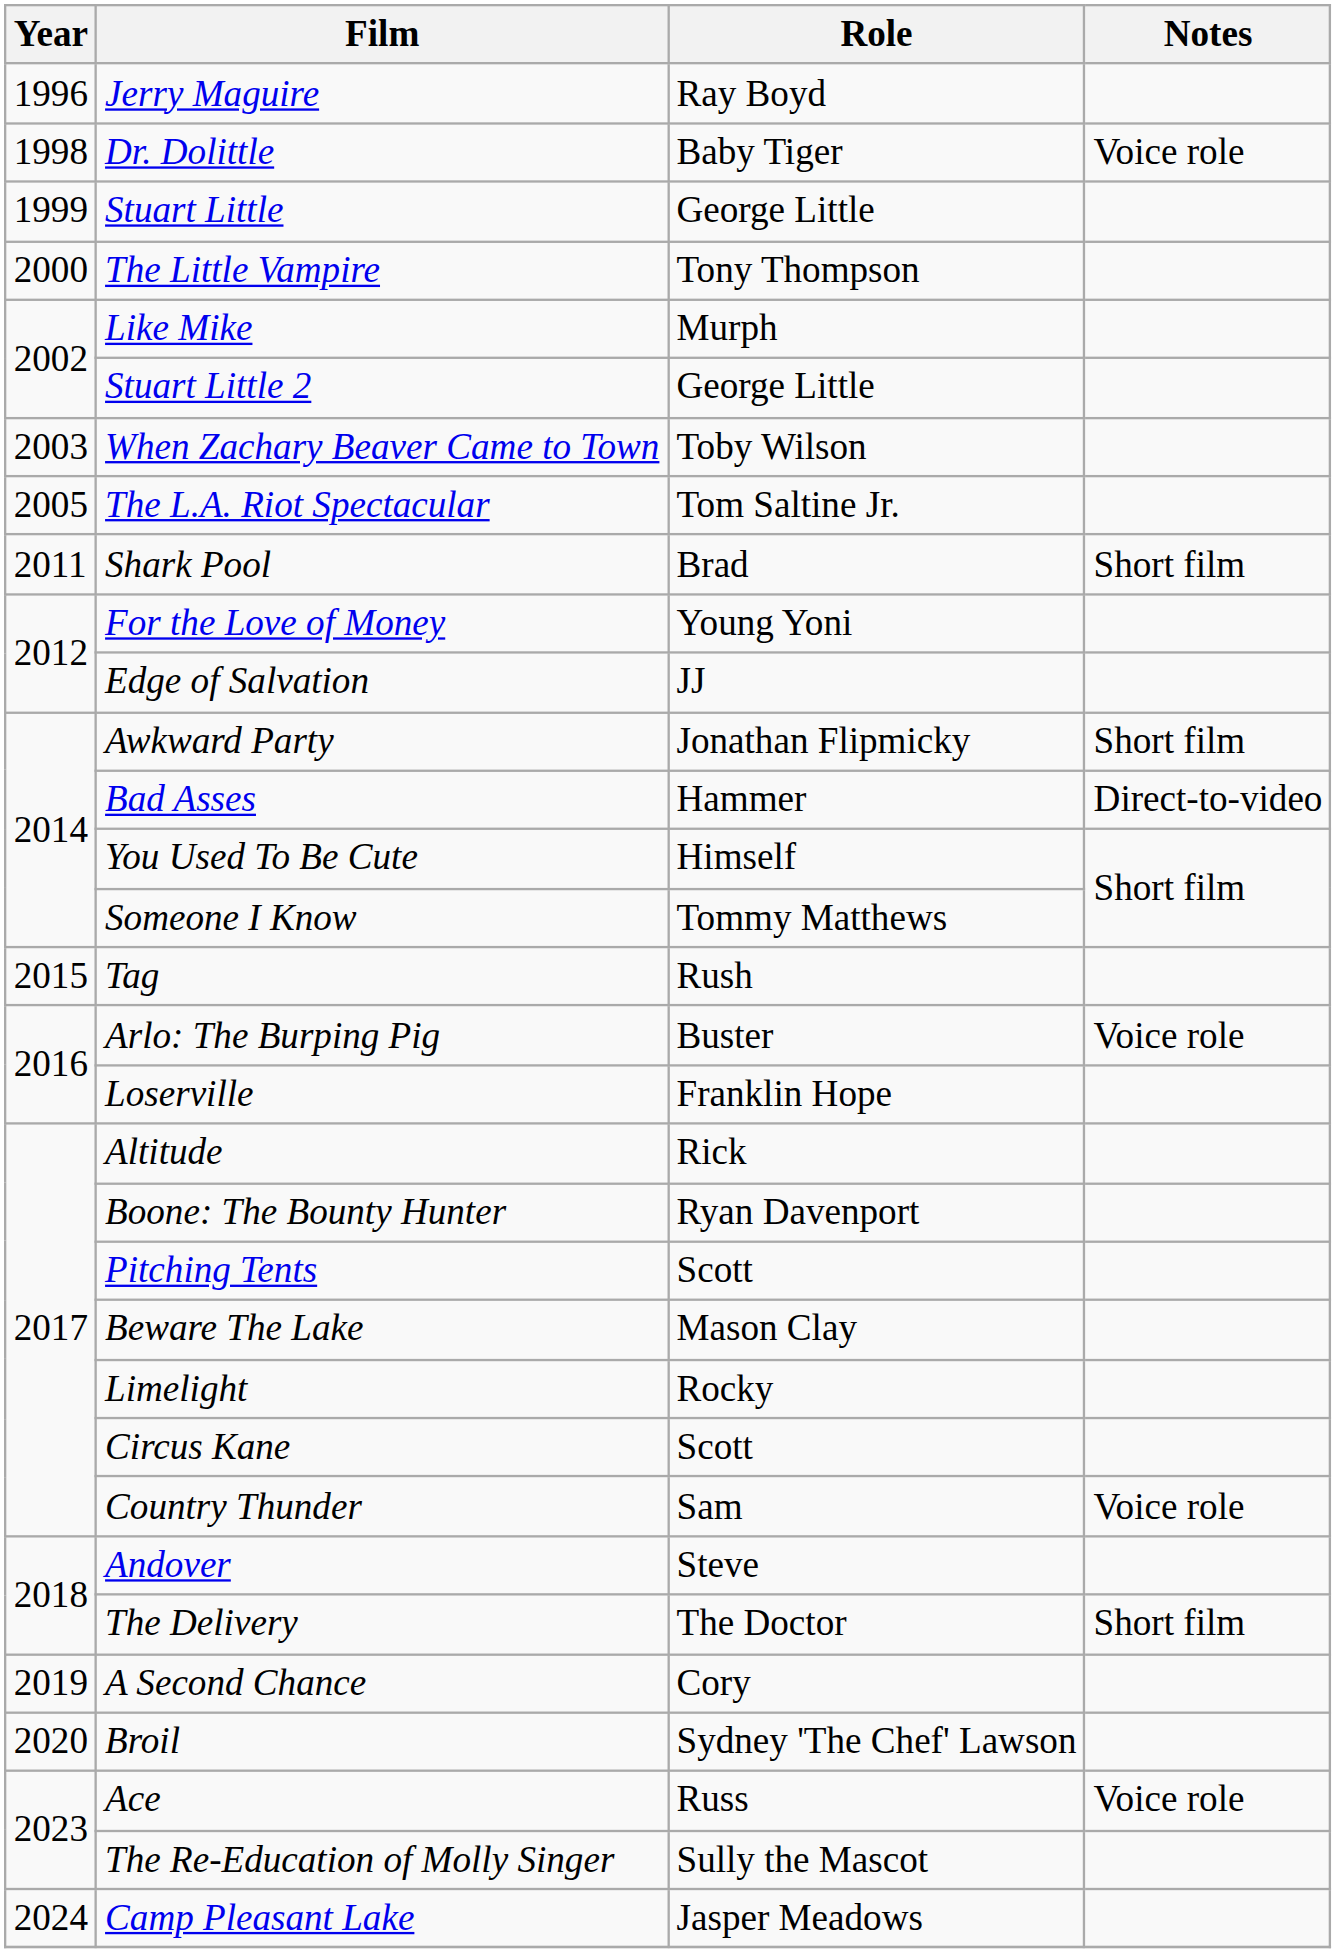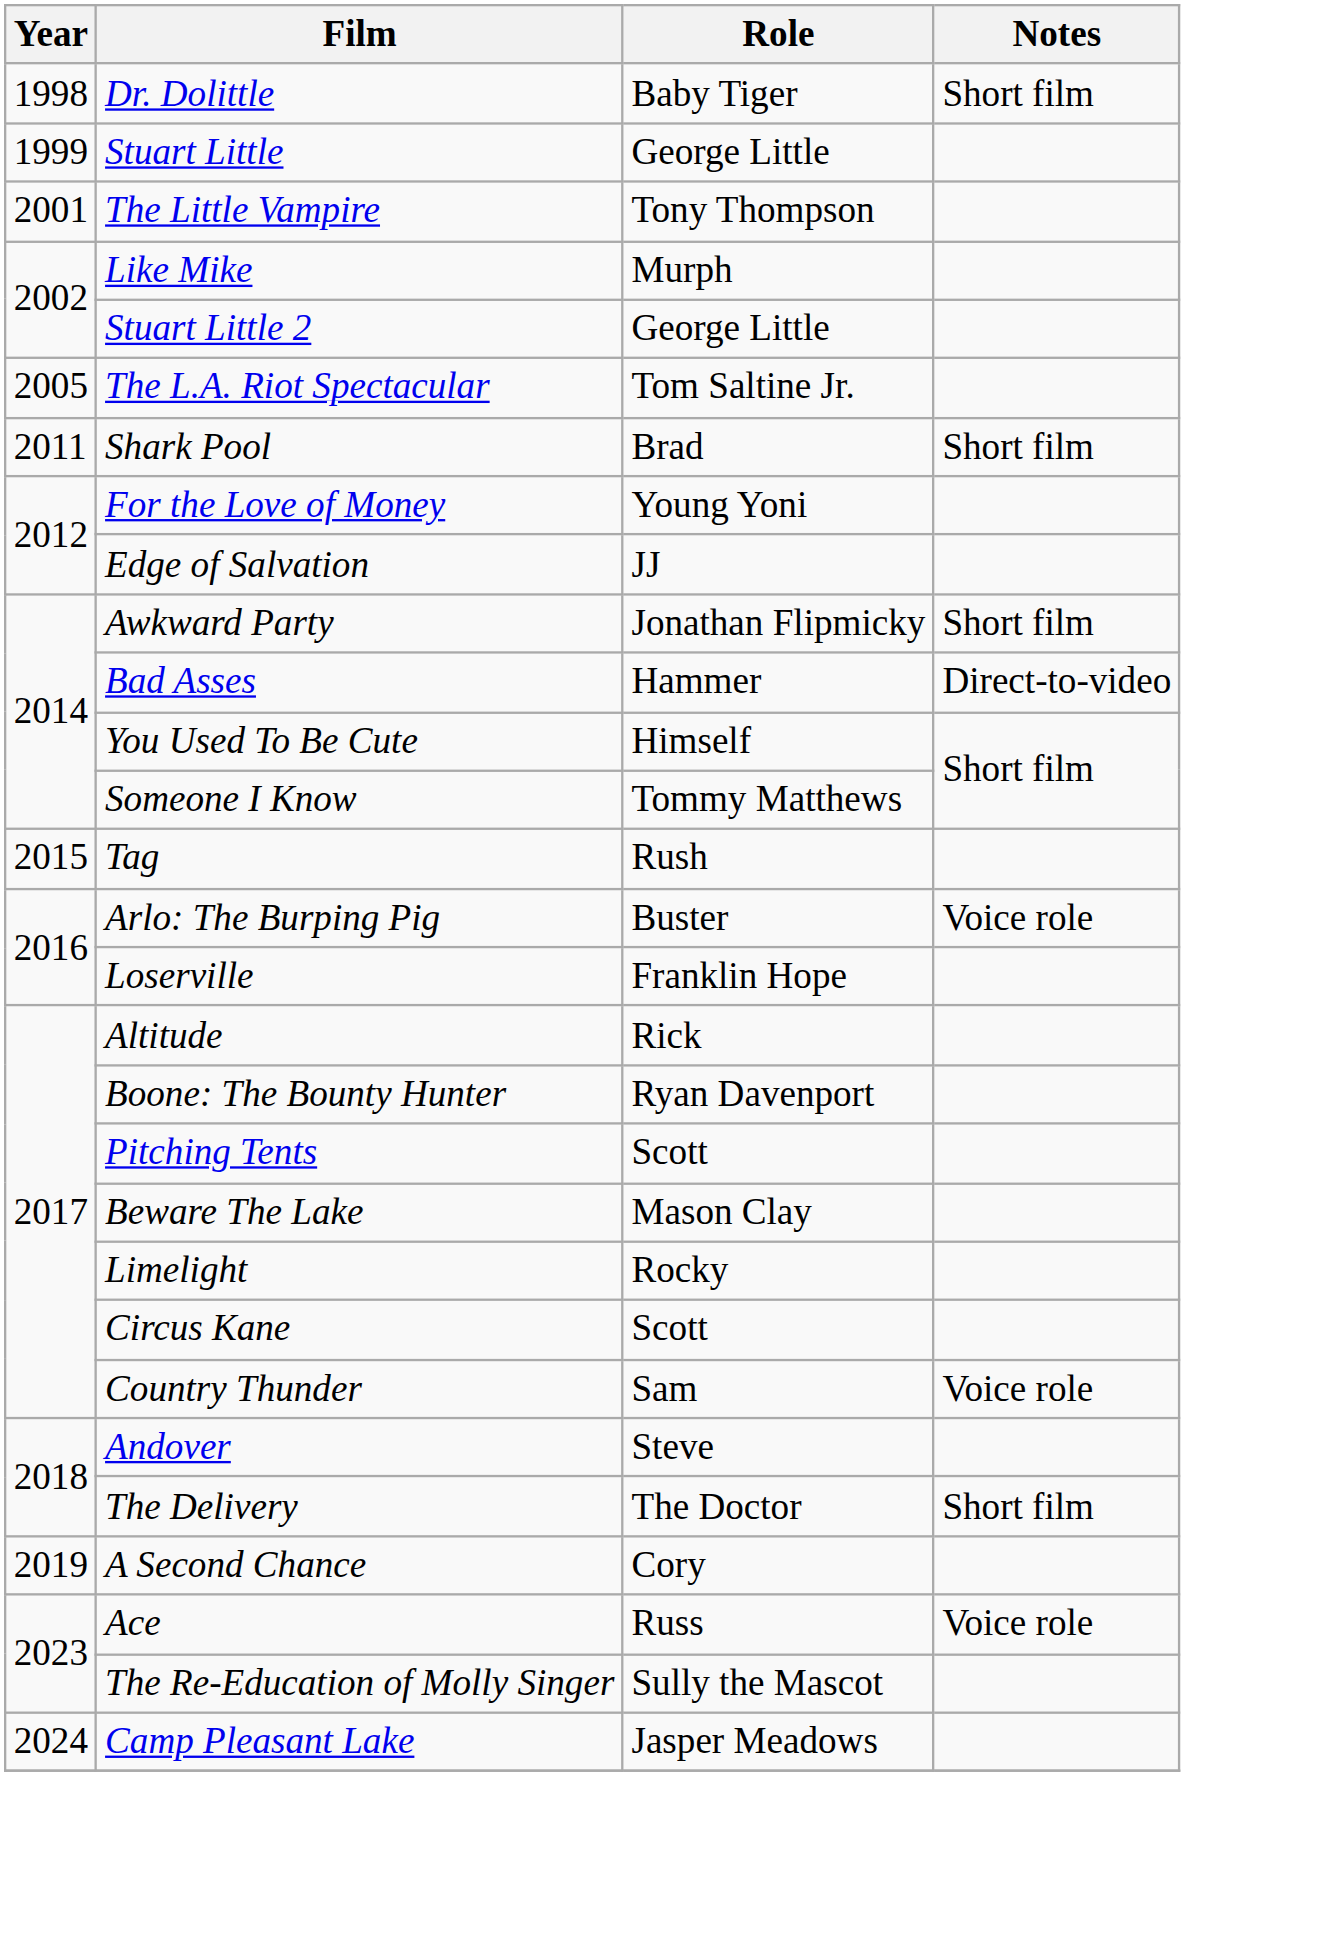- row: (212, 92)
(1169, 151) Voice role -> (1018, 92) Short film
(51, 269) 2000 -> (51, 210) 2001
- row: (382, 446)
- row: (143, 1741)
